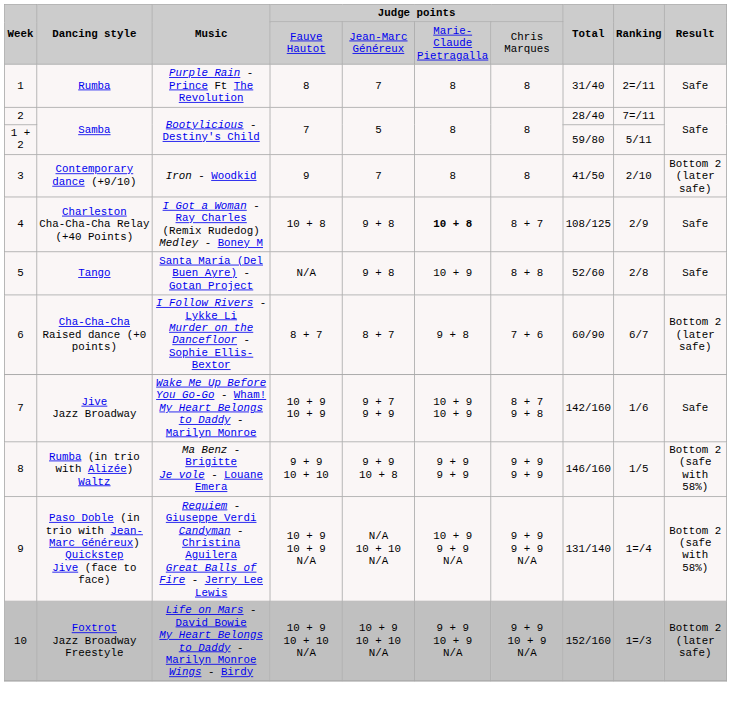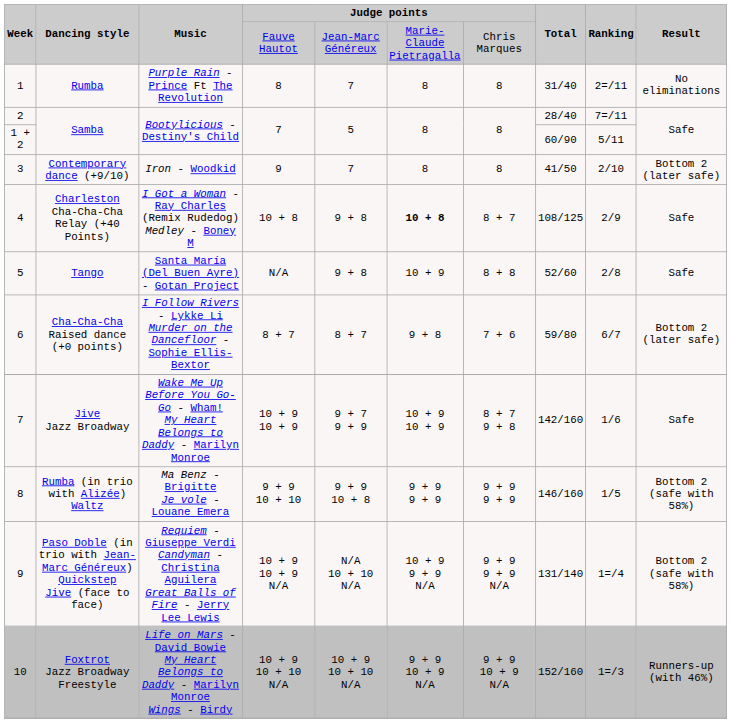(695, 86) Safe -> (681, 86) No eliminations
(588, 140) 59/80 -> (561, 140) 60/90
(588, 334) 60/90 -> (561, 334) 59/80
(695, 641) Bottom 2 (later safe) -> (681, 672) Runners-up (with 46%)
